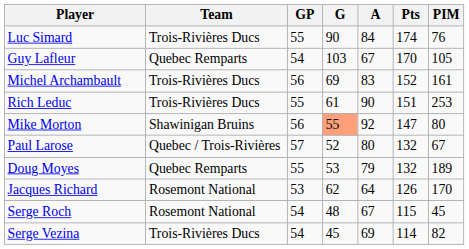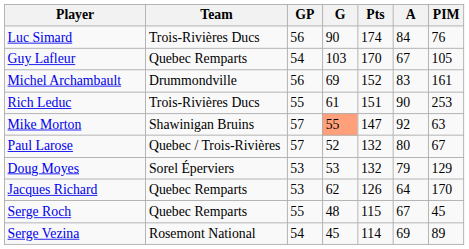columns swapped: (375, 15) <-> (411, 15)
(297, 37) 55 -> (297, 37) 56
(204, 80) Trois-Rivières Ducs -> (193, 80) Drummondville
(297, 124) 56 -> (297, 124) 57
(438, 124) 80 -> (438, 124) 63
(198, 168) Quebec Remparts -> (192, 168) Sorel Éperviers
(297, 168) 55 -> (297, 168) 53
(442, 168) 189 -> (442, 168) 129
(202, 189) Rosemont National -> (198, 189) Quebec Remparts
(202, 211) Rosemont National -> (198, 211) Quebec Remparts
(297, 211) 54 -> (297, 211) 55
(204, 233) Trois-Rivières Ducs -> (202, 233) Rosemont National
(438, 233) 82 -> (438, 233) 89
